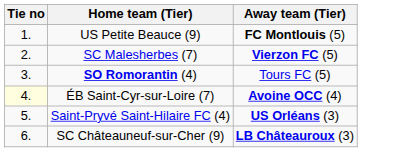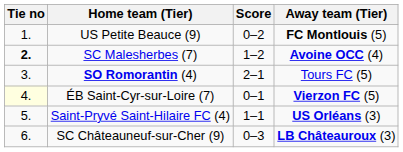+ column: (254, 14)
(26, 55) normal -> (26, 55) bold
(295, 55) Vierzon FC (5) -> (336, 55) Avoine OCC (4)
(295, 95) Avoine OCC (4) -> (336, 95) Vierzon FC (5)
